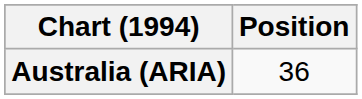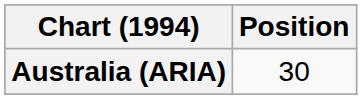(294, 71) 36 -> (294, 71) 30
